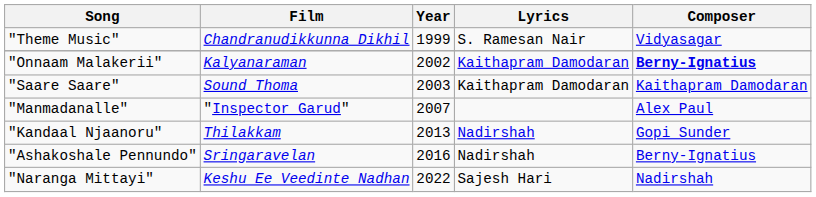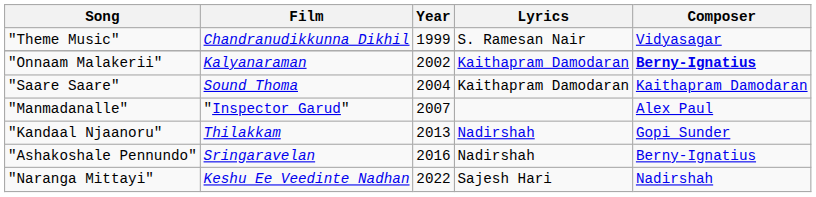(433, 86) 2003 -> (433, 86) 2004
